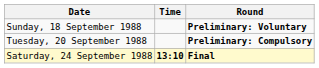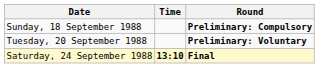(247, 26) Preliminary: Voluntary -> (250, 26) Preliminary: Compulsory
(250, 41) Preliminary: Compulsory -> (247, 41) Preliminary: Voluntary
